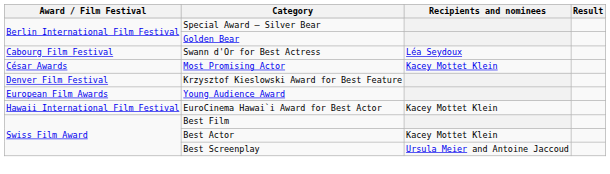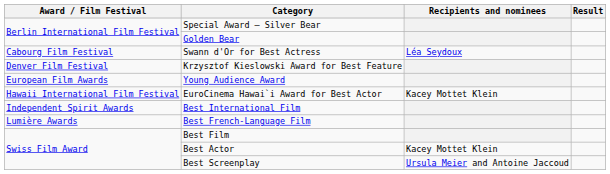- row: (234, 66)
+ row: (242, 108)
+ row: (247, 121)
